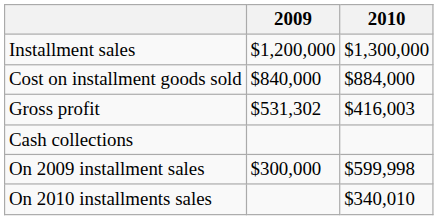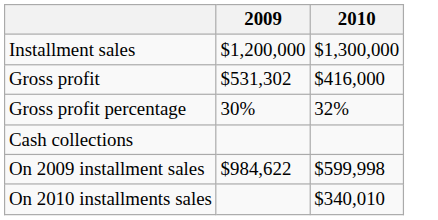- row: (125, 79)
(380, 109) $416,003 -> (350, 79) $416,000
+ row: (98, 109)
(286, 169) $300,000 -> (256, 169) $984,622
